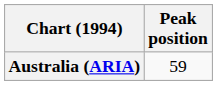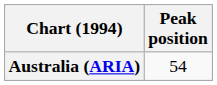(178, 66) 59 -> (178, 66) 54
